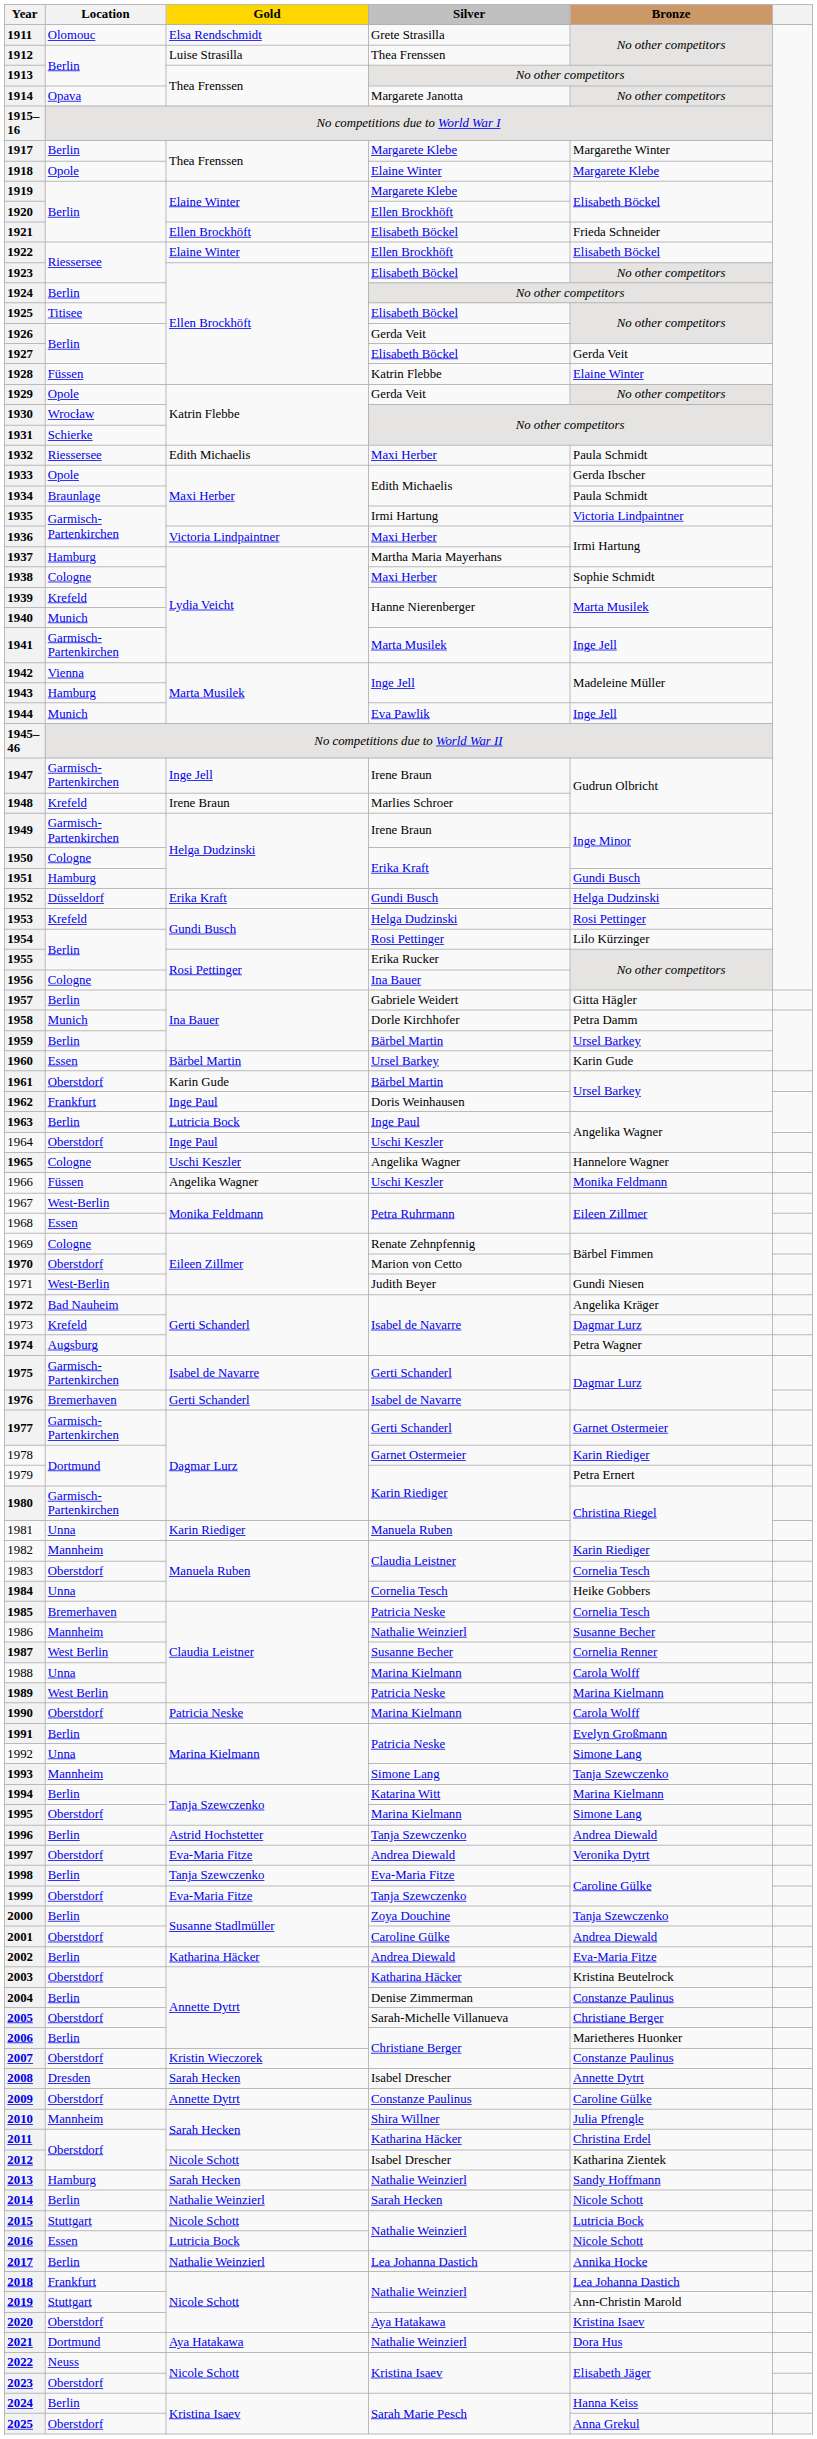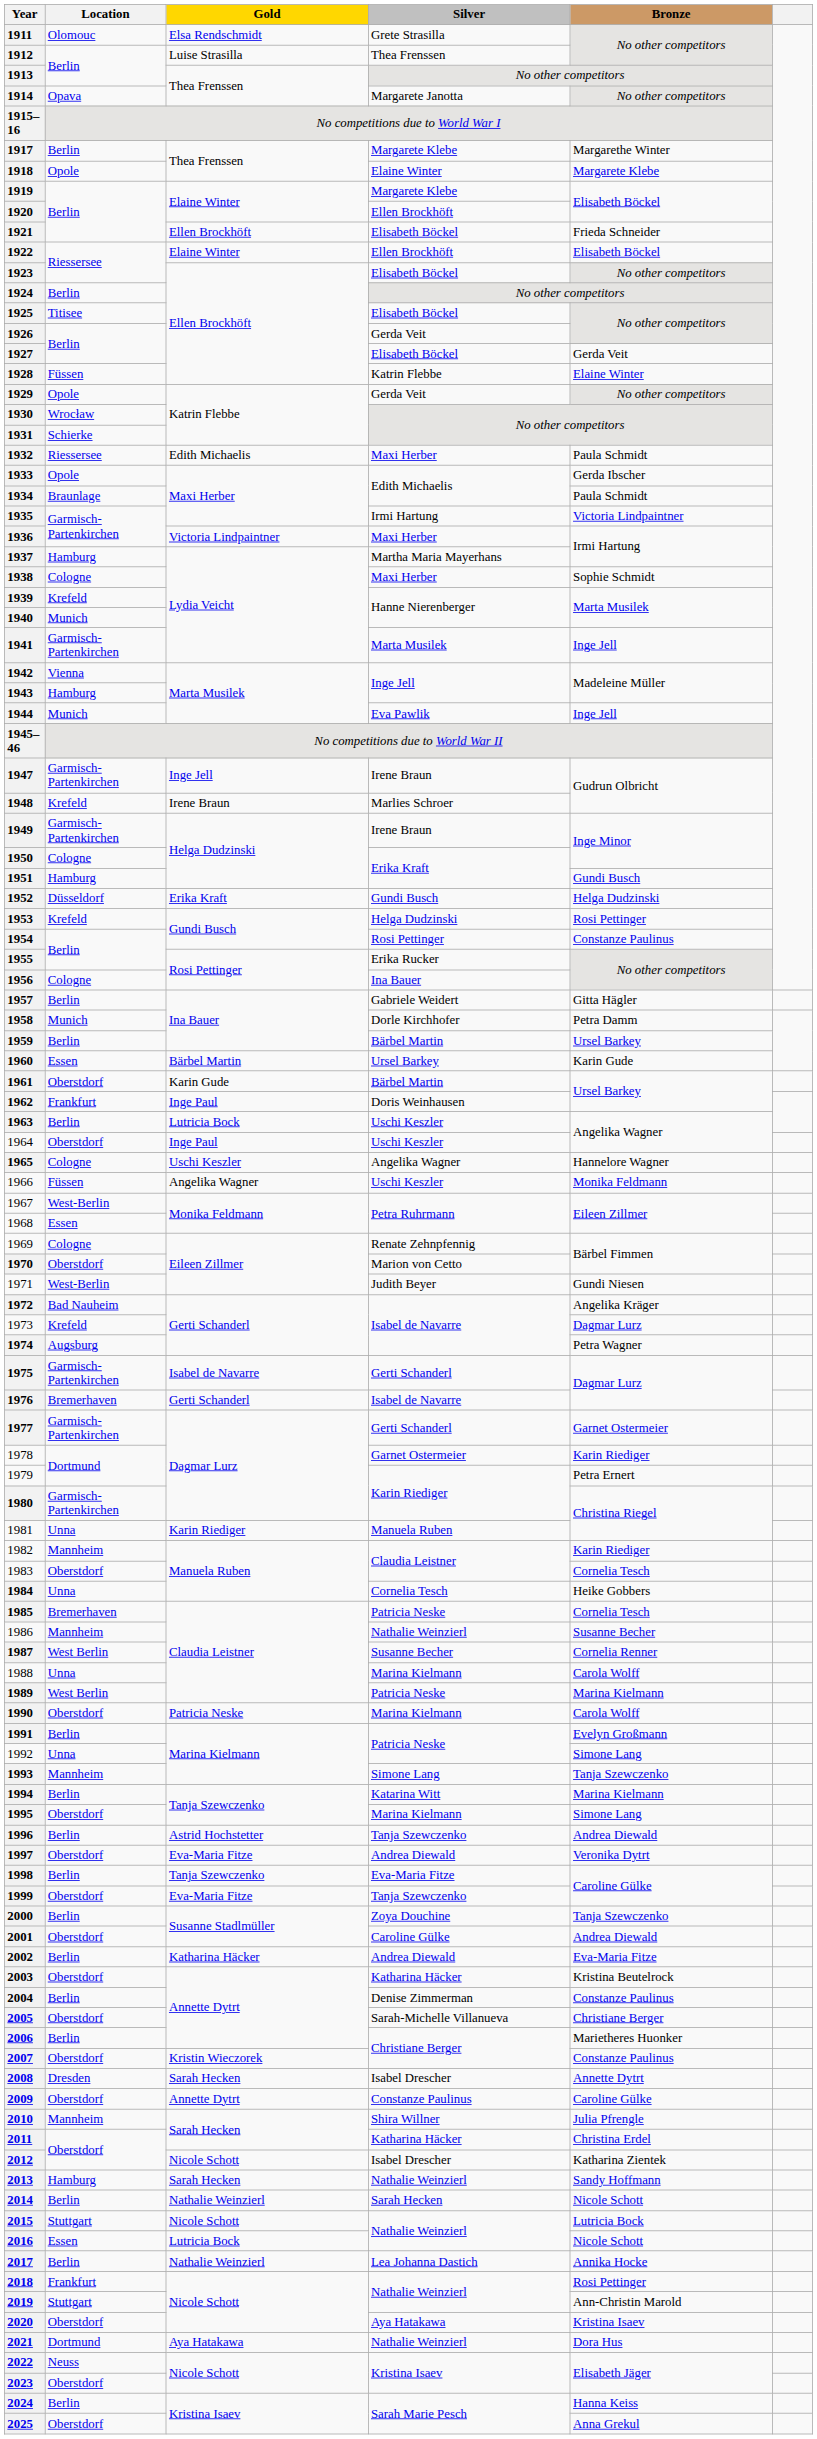(611, 939) Lilo Kürzinger -> (623, 939) Constanze Paulinus
(395, 1121) Inge Paul -> (407, 1121) Uschi Keszler
(626, 2281) Lea Johanna Dastich -> (609, 2281) Rosi Pettinger
